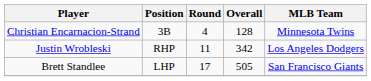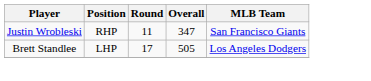- row: (73, 31)
(244, 48) 342 -> (186, 31) 347
(316, 48) Los Angeles Dodgers -> (258, 31) San Francisco Giants
(316, 66) San Francisco Giants -> (258, 48) Los Angeles Dodgers
